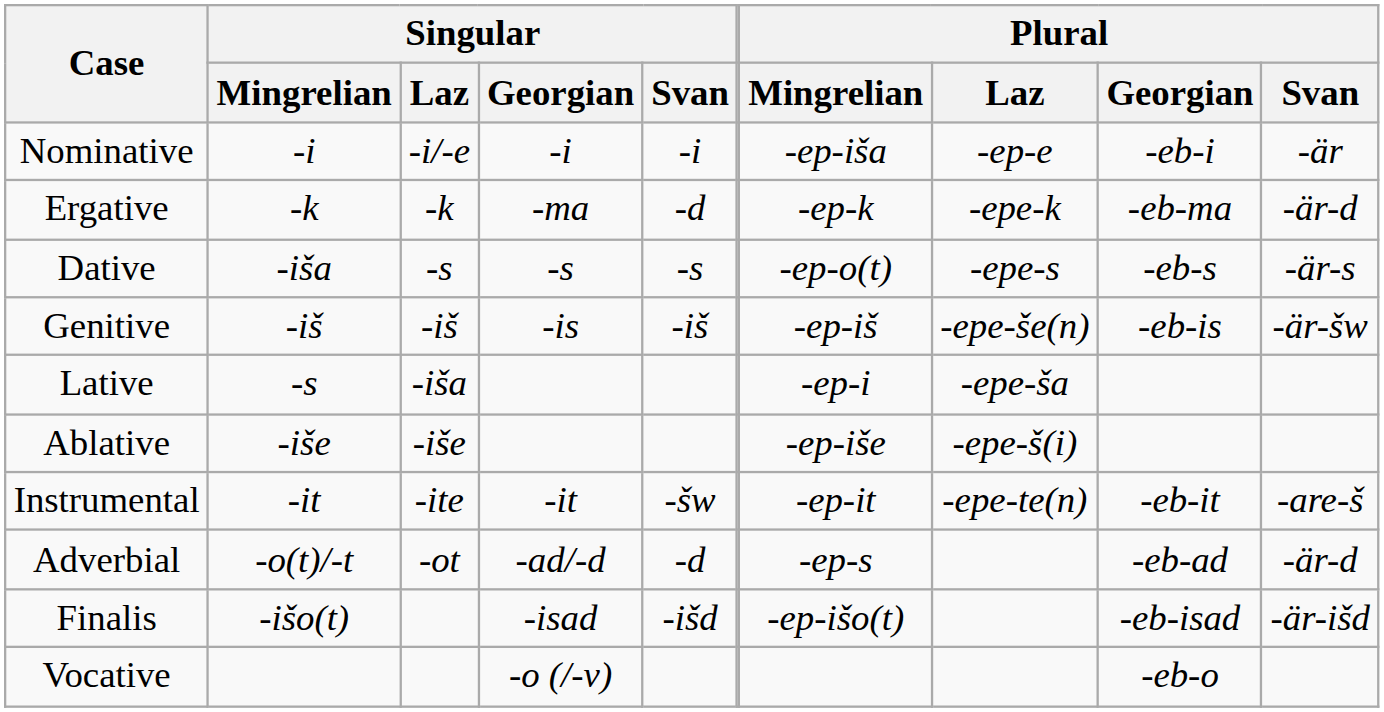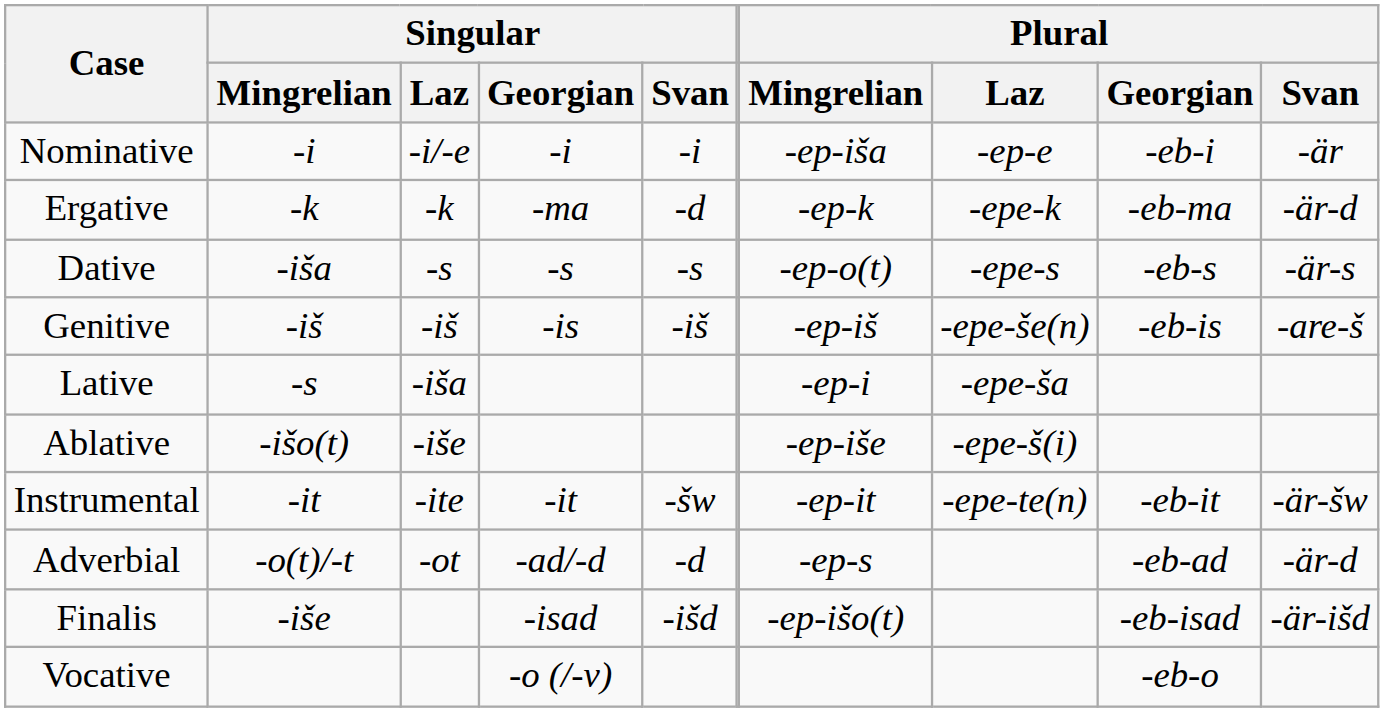(1320, 325) -är-šw -> (1320, 325) -are-š
(304, 442) -iše -> (304, 442) -išo(t)
(1320, 500) -are-š -> (1320, 500) -är-šw
(304, 617) -išo(t) -> (304, 617) -iše
